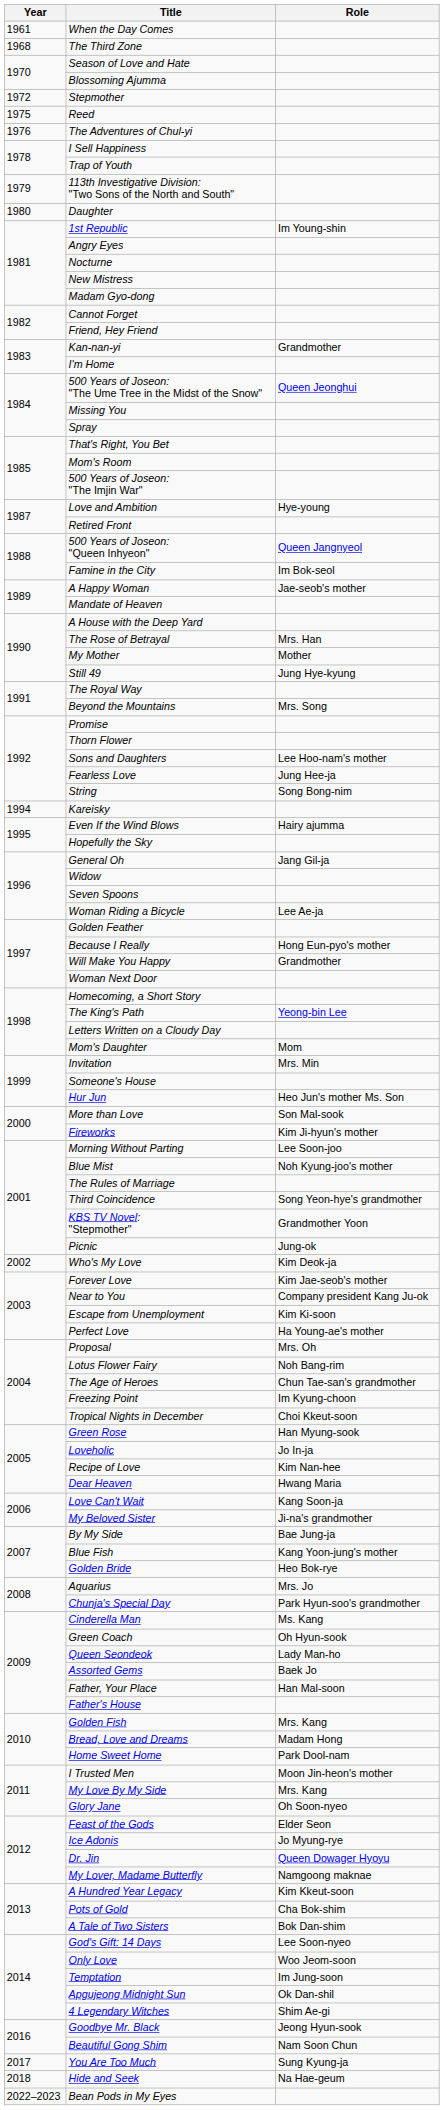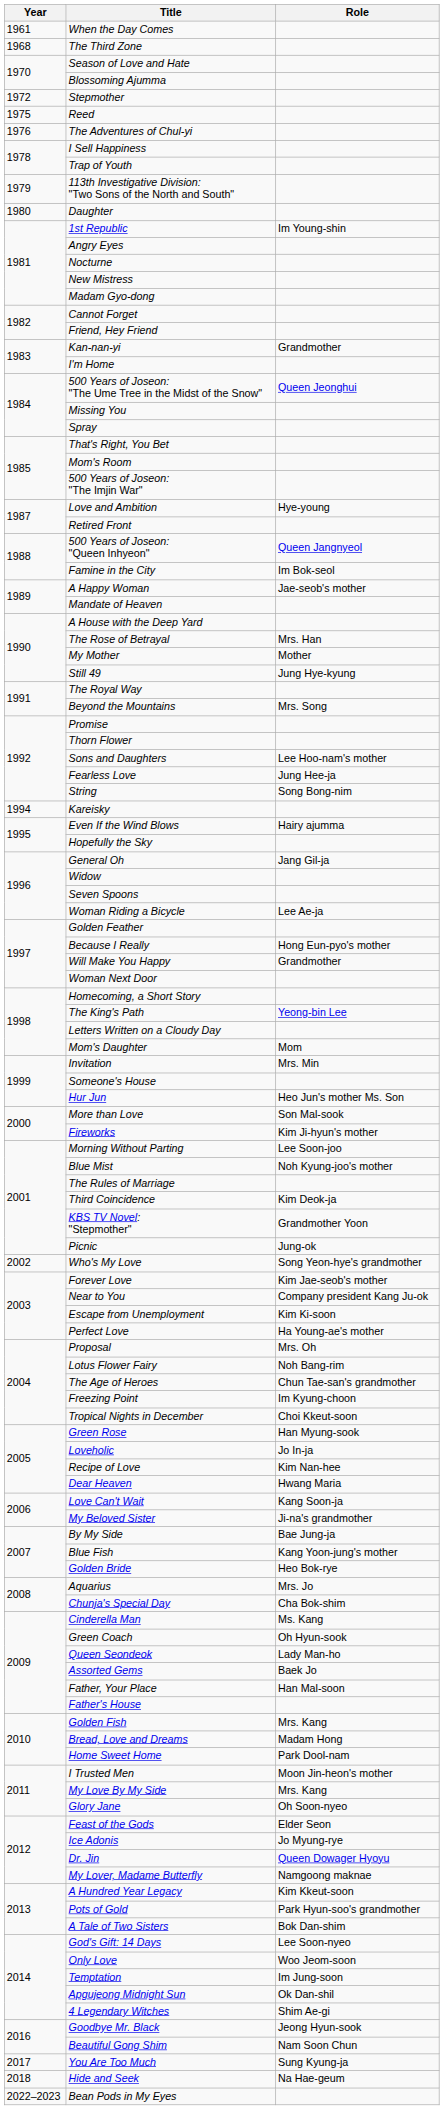(350, 1200) Song Yeon-hye's grandmother -> (307, 1200) Kim Deok-ja
(307, 1263) Kim Deok-ja -> (350, 1263) Song Yeon-hye's grandmother
(349, 1603) Park Hyun-soo's grandmother -> (312, 1603) Cha Bok-shim
(312, 1909) Cha Bok-shim -> (349, 1909) Park Hyun-soo's grandmother
